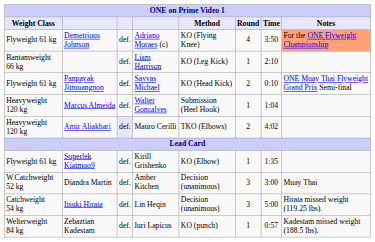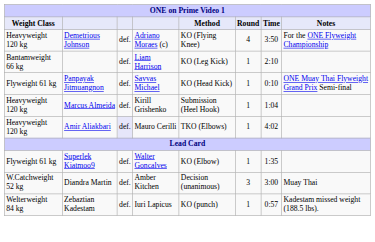(31, 40) Flyweight 61 kg -> (27, 40) Heavyweight 120 kg
(320, 40) lightsalmon background -> (320, 40) no background
(248, 83) 2 -> (248, 83) 1
(151, 105) Walter Goncalves -> (150, 105) Kirill Grishenko
(248, 127) 2 -> (248, 127) 1
(150, 161) Kirill Grishenko -> (151, 161) Walter Goncalves
- row: (83, 204)
